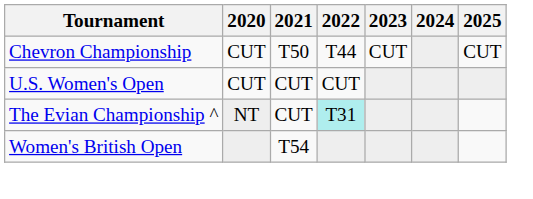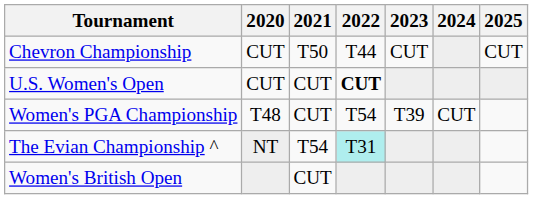(341, 83) normal -> (361, 83) bold
+ row: (123, 115)
(294, 115) CUT -> (313, 146) T54
(294, 146) T54 -> (313, 178) CUT
